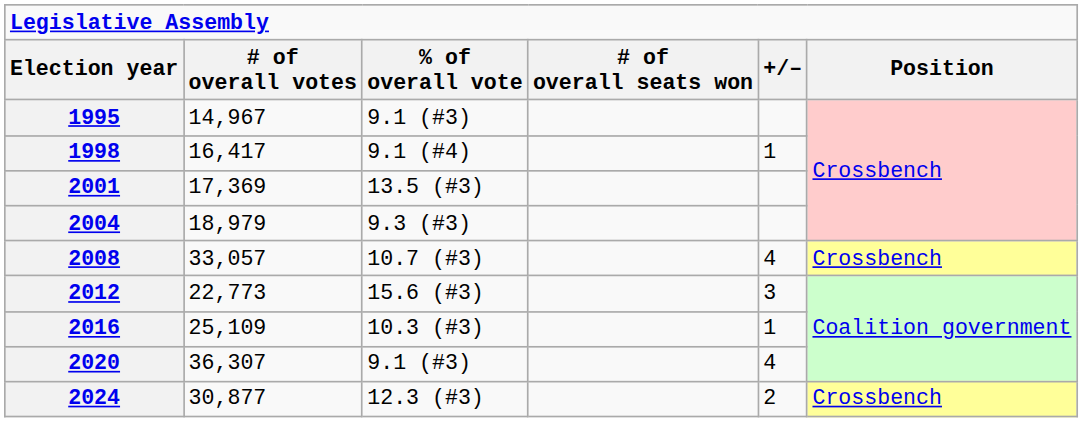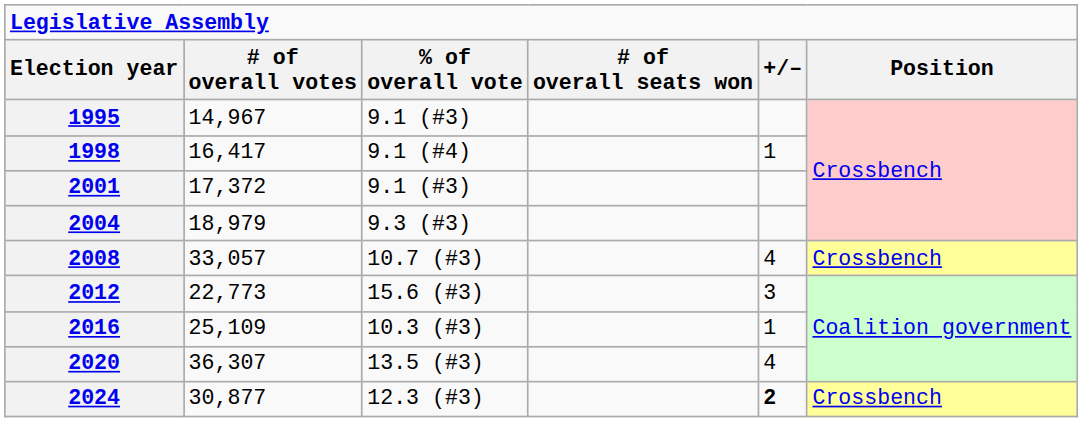(227, 188) 17,369 -> (227, 188) 17,372
(426, 188) 13.5 (#3) -> (419, 188) 9.1 (#3)
(419, 364) 9.1 (#3) -> (426, 364) 13.5 (#3)
(770, 399) normal -> (770, 399) bold
